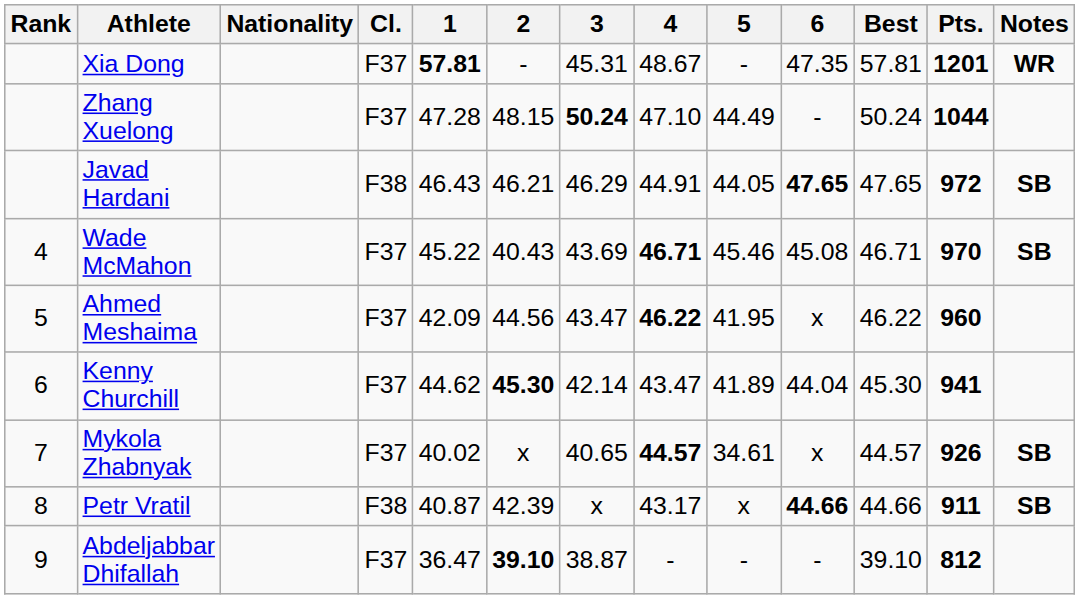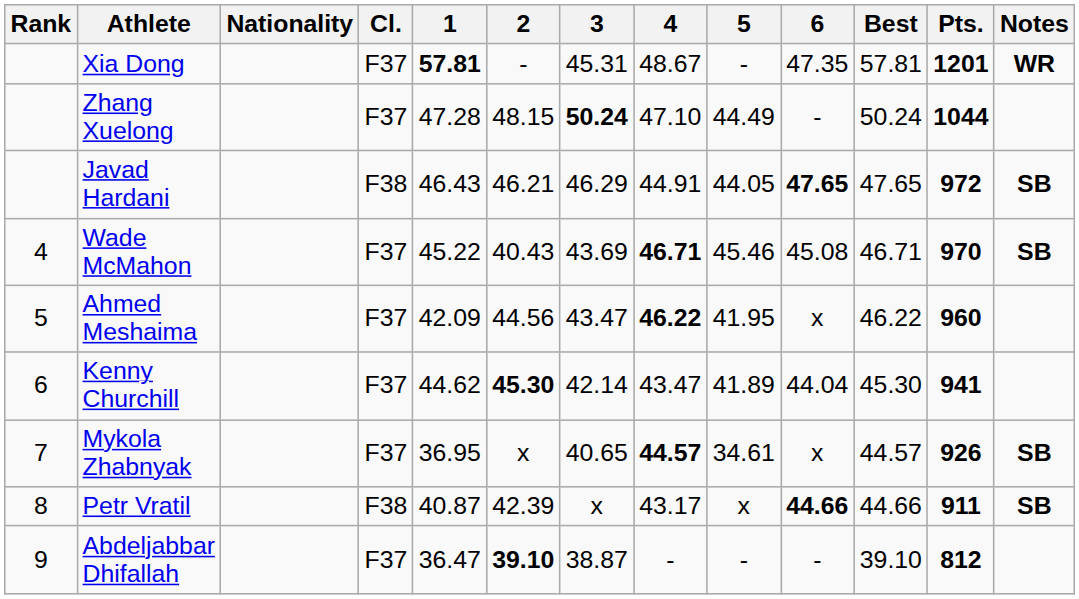(450, 452) 40.02 -> (450, 452) 36.95
